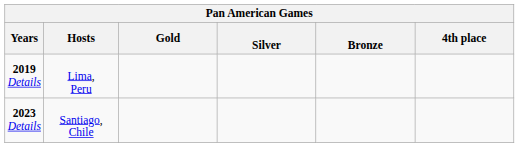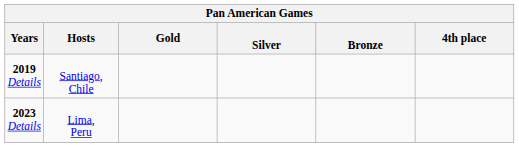(81, 82) Lima, Peru -> (81, 82) Santiago, Chile
(81, 126) Santiago, Chile -> (81, 126) Lima, Peru
